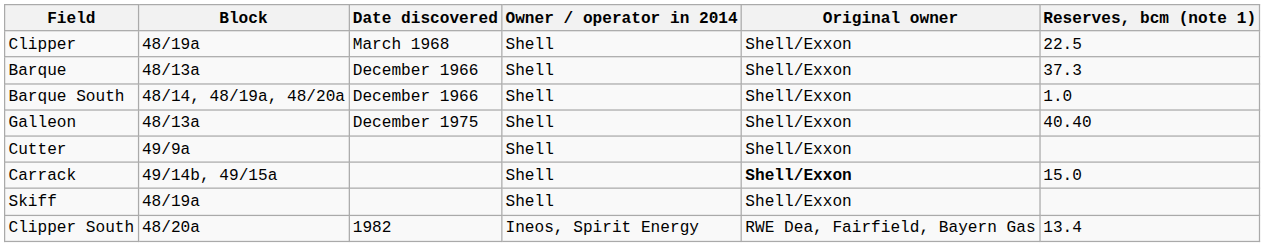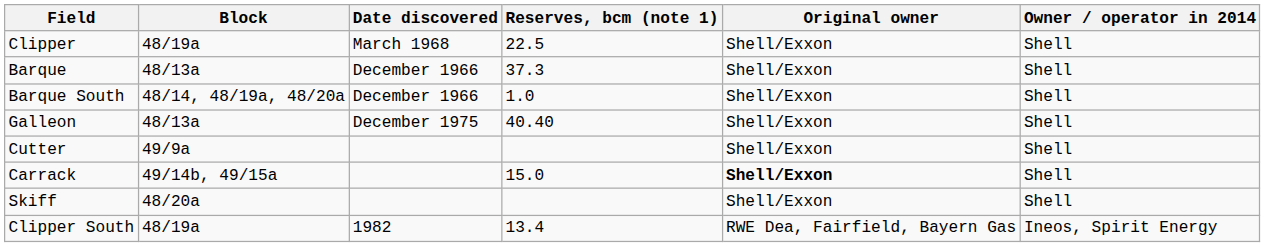columns swapped: (1150, 18) <-> (622, 18)
(171, 202) 48/19a -> (171, 202) 48/20a
(171, 228) 48/20a -> (171, 228) 48/19a
